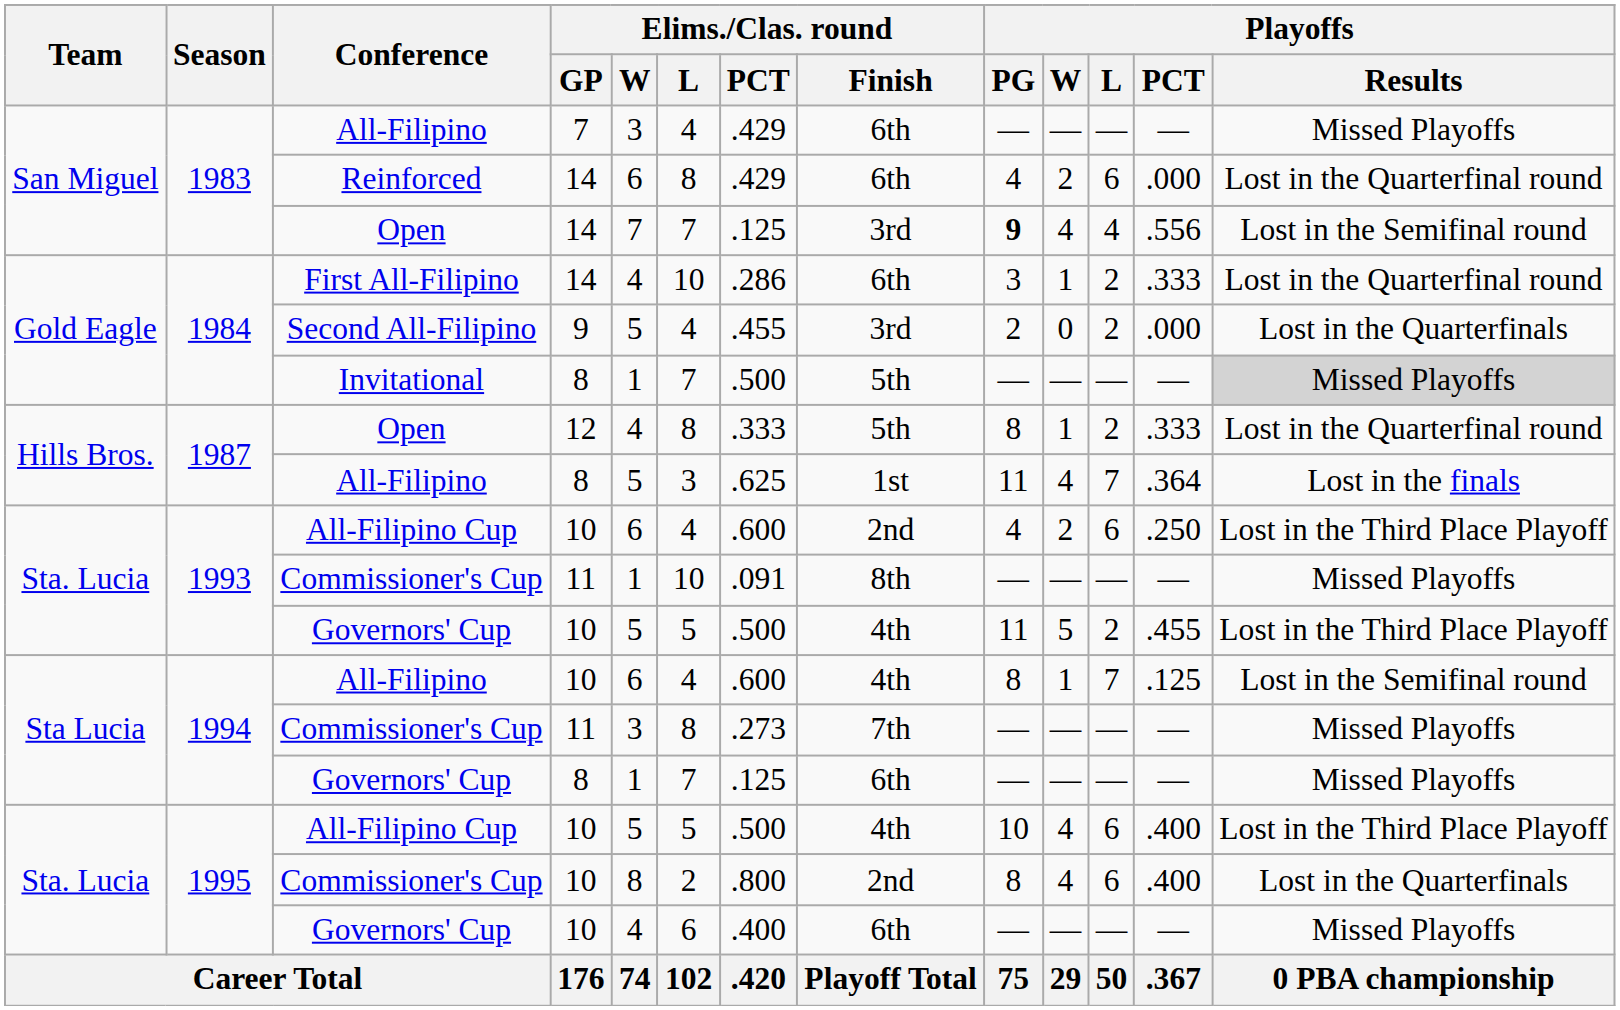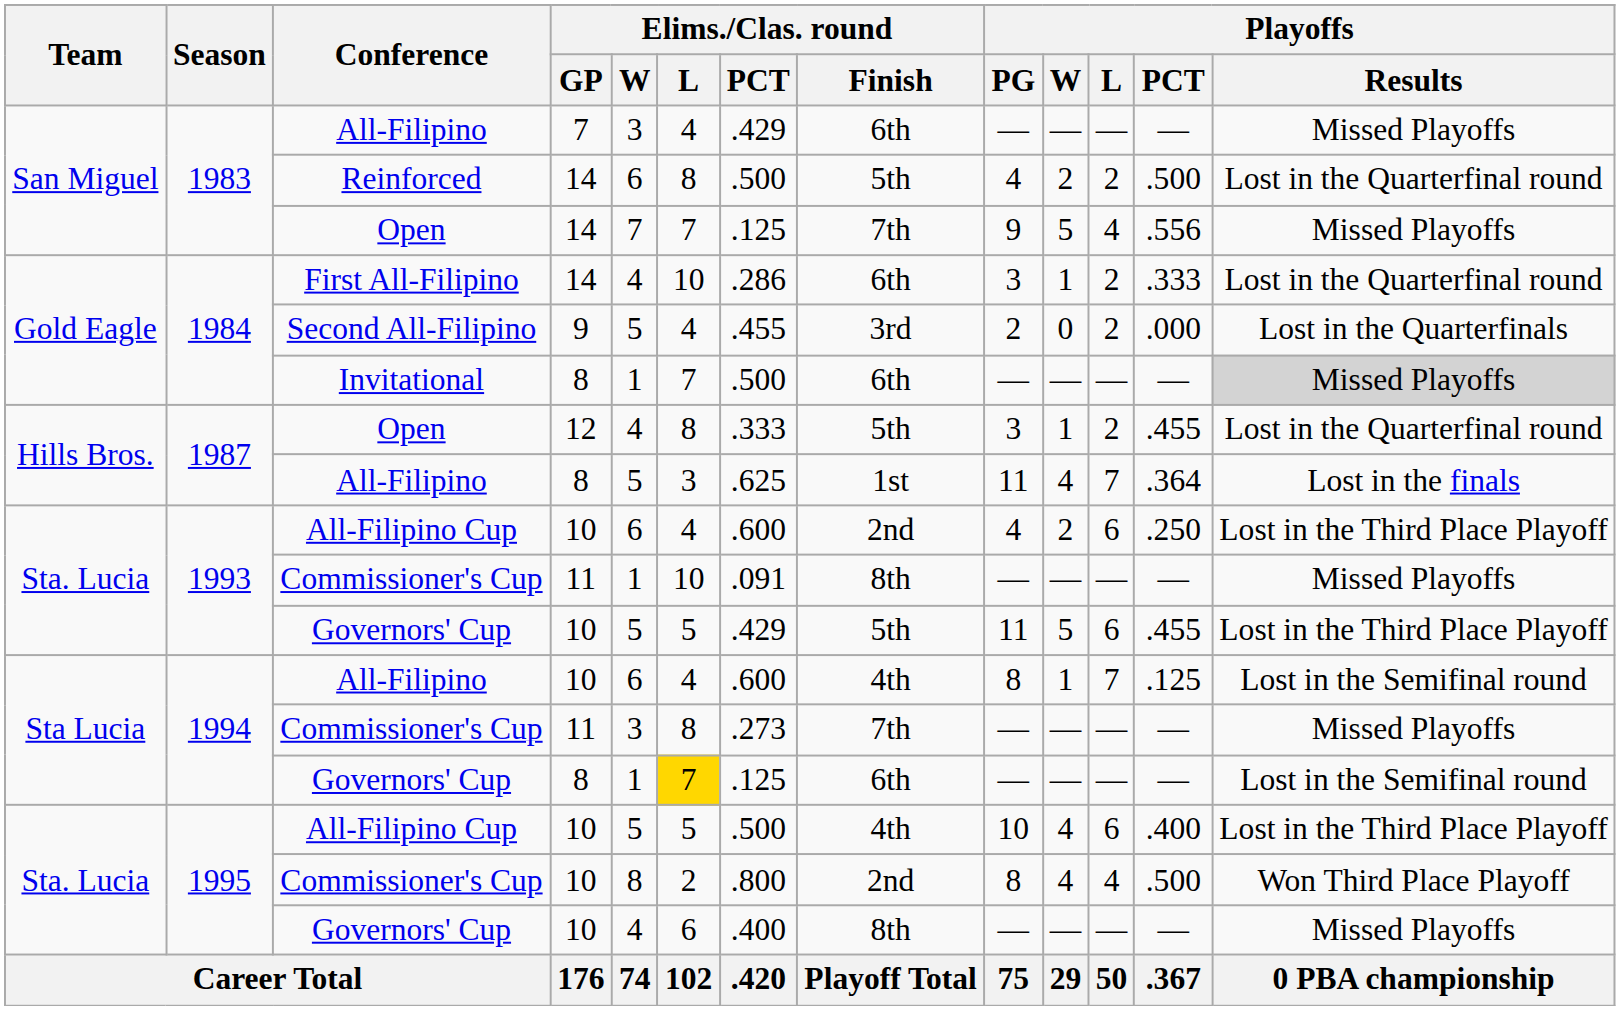(758, 179) .429 -> (758, 179) .500
(891, 179) 6th -> (891, 179) 5th
(1112, 179) 6 -> (1112, 179) 2
(1173, 179) .000 -> (1173, 179) .500
(891, 229) 3rd -> (891, 229) 7th
(1013, 229) bold -> (1013, 229) normal
(1065, 229) 4 -> (1065, 229) 5
(1414, 229) Lost in the Semifinal round -> (1414, 229) Missed Playoffs
(891, 379) 5th -> (891, 379) 6th
(1013, 429) 8 -> (1013, 429) 3
(1173, 429) .333 -> (1173, 429) .455
(758, 629) .500 -> (758, 629) .429
(891, 629) 4th -> (891, 629) 5th
(1112, 629) 2 -> (1112, 629) 6
(689, 779) no background -> (689, 779) gold background
(1414, 779) Missed Playoffs -> (1414, 779) Lost in the Semifinal round
(1112, 879) 6 -> (1112, 879) 4
(1173, 879) .400 -> (1173, 879) .500
(1414, 879) Lost in the Quarterfinals -> (1414, 879) Won Third Place Playoff
(891, 929) 6th -> (891, 929) 8th
